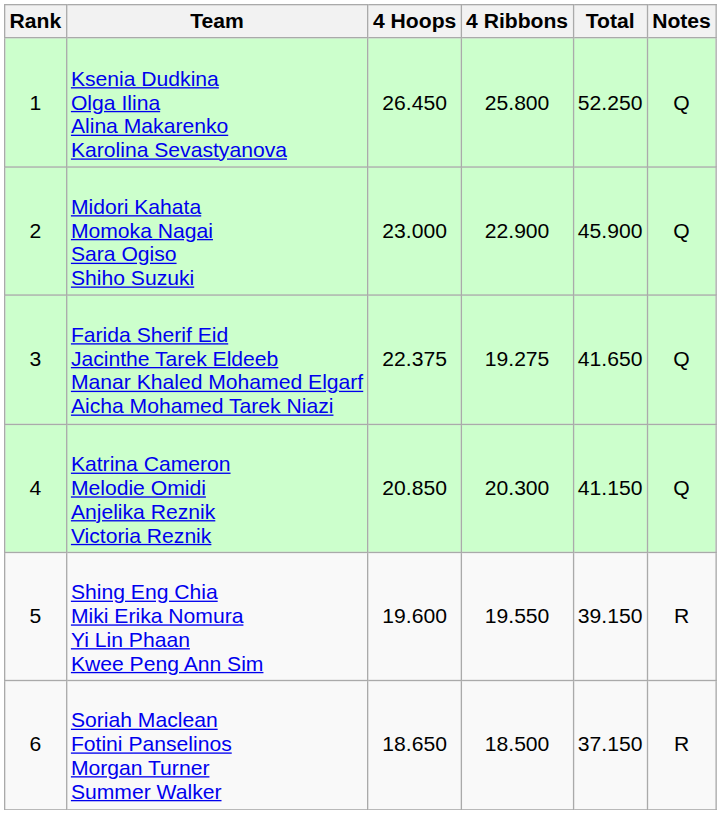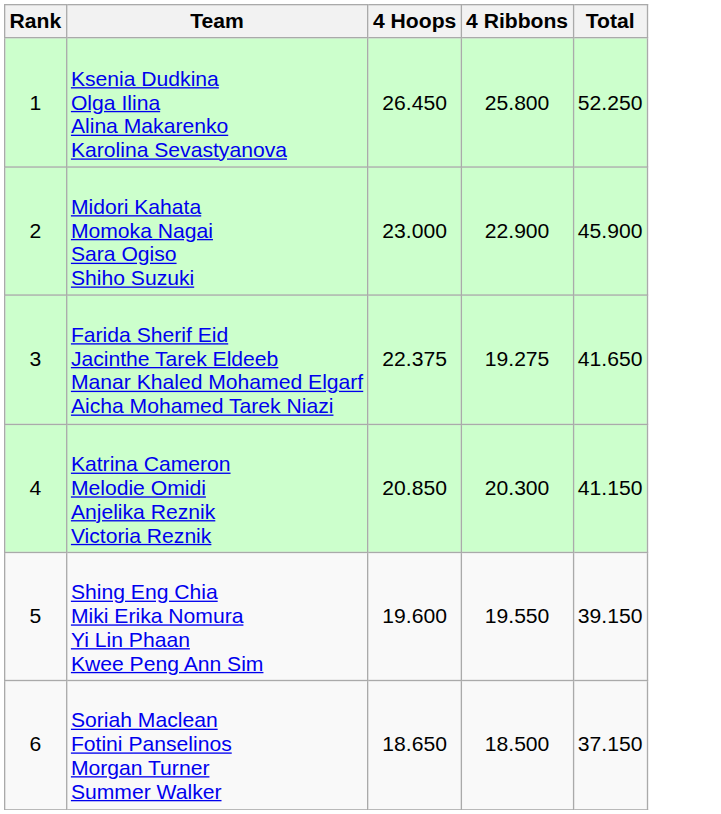- column: (682, 21)
